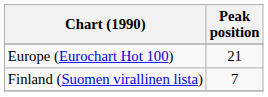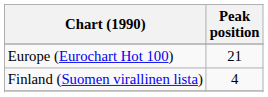(235, 79) 7 -> (235, 79) 4
